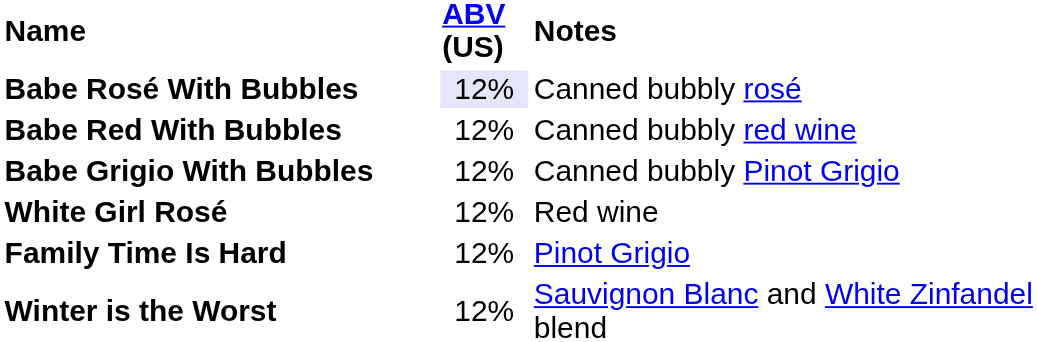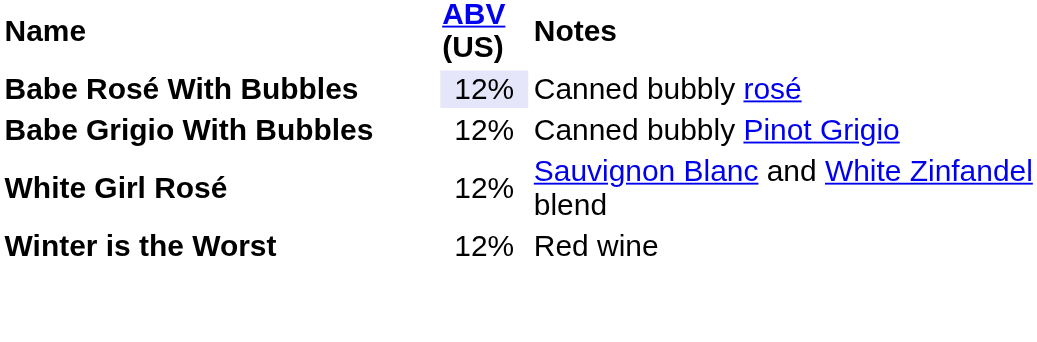- row: (173, 129)
(596, 212) Red wine -> (783, 187) Sauvignon Blanc and White Zinfandel blend
- row: (146, 253)
(783, 311) Sauvignon Blanc and White Zinfandel blend -> (596, 245) Red wine
